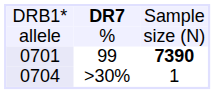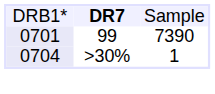- row: (40, 36)
(174, 56) bold -> (174, 36) normal
